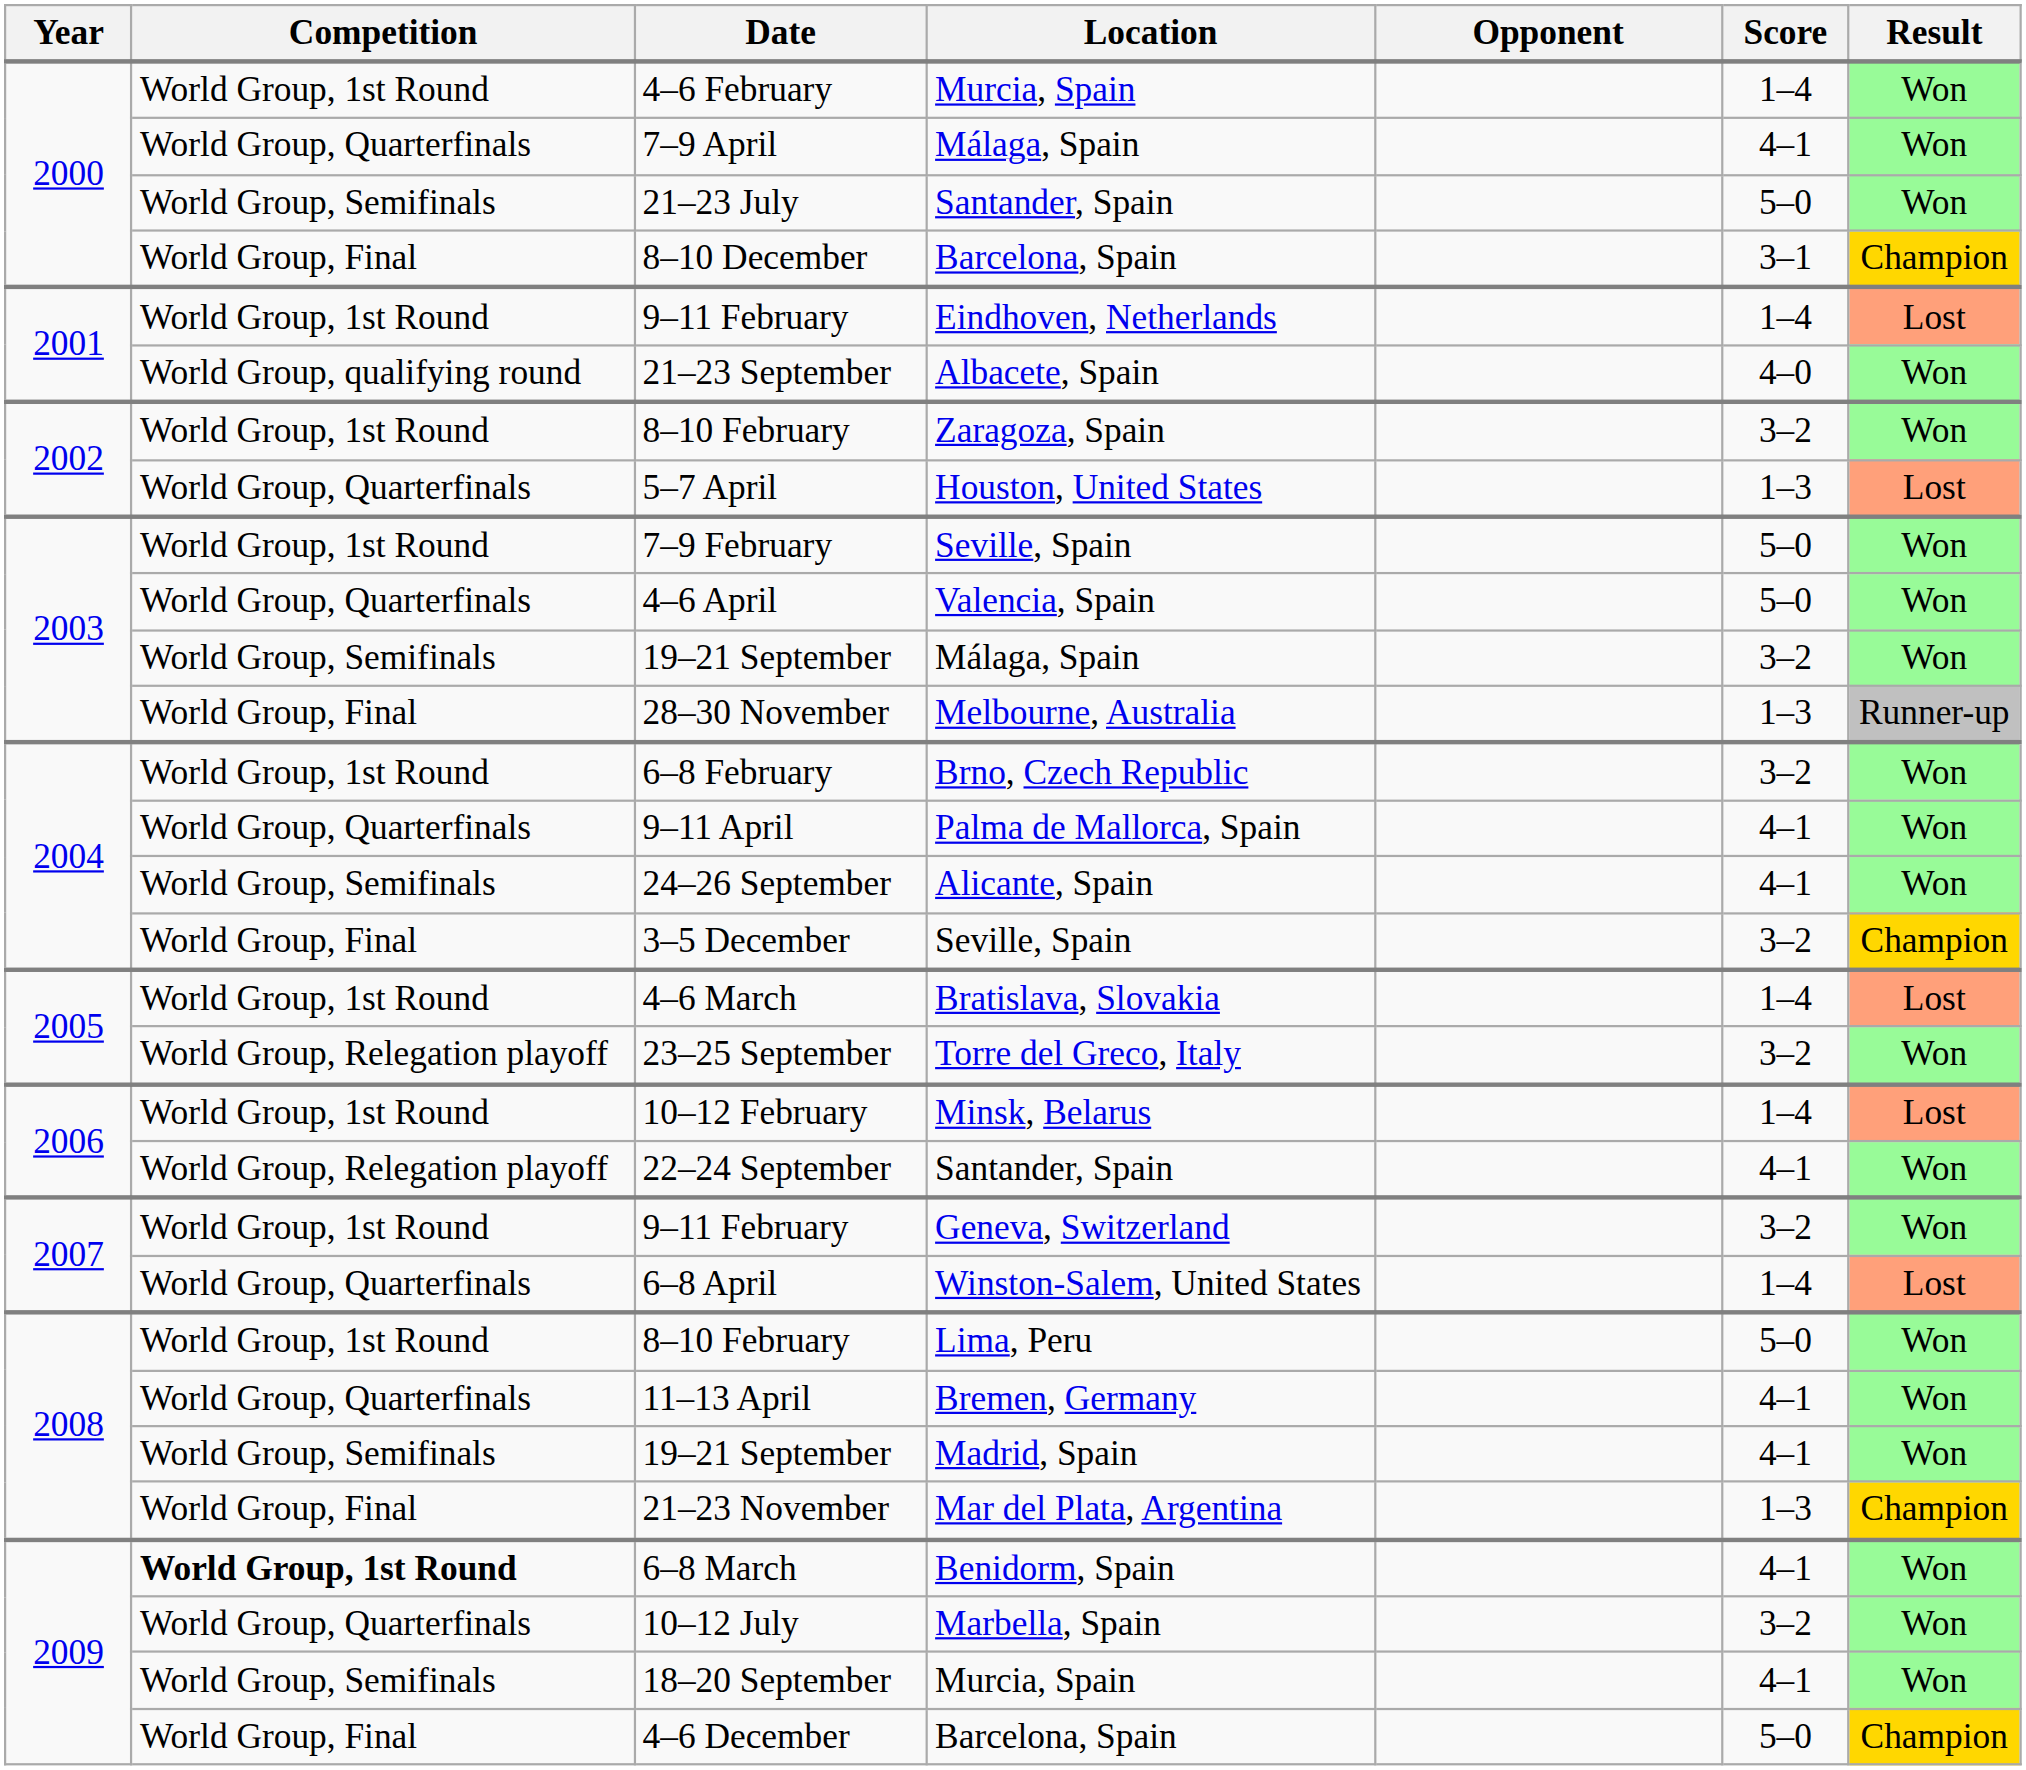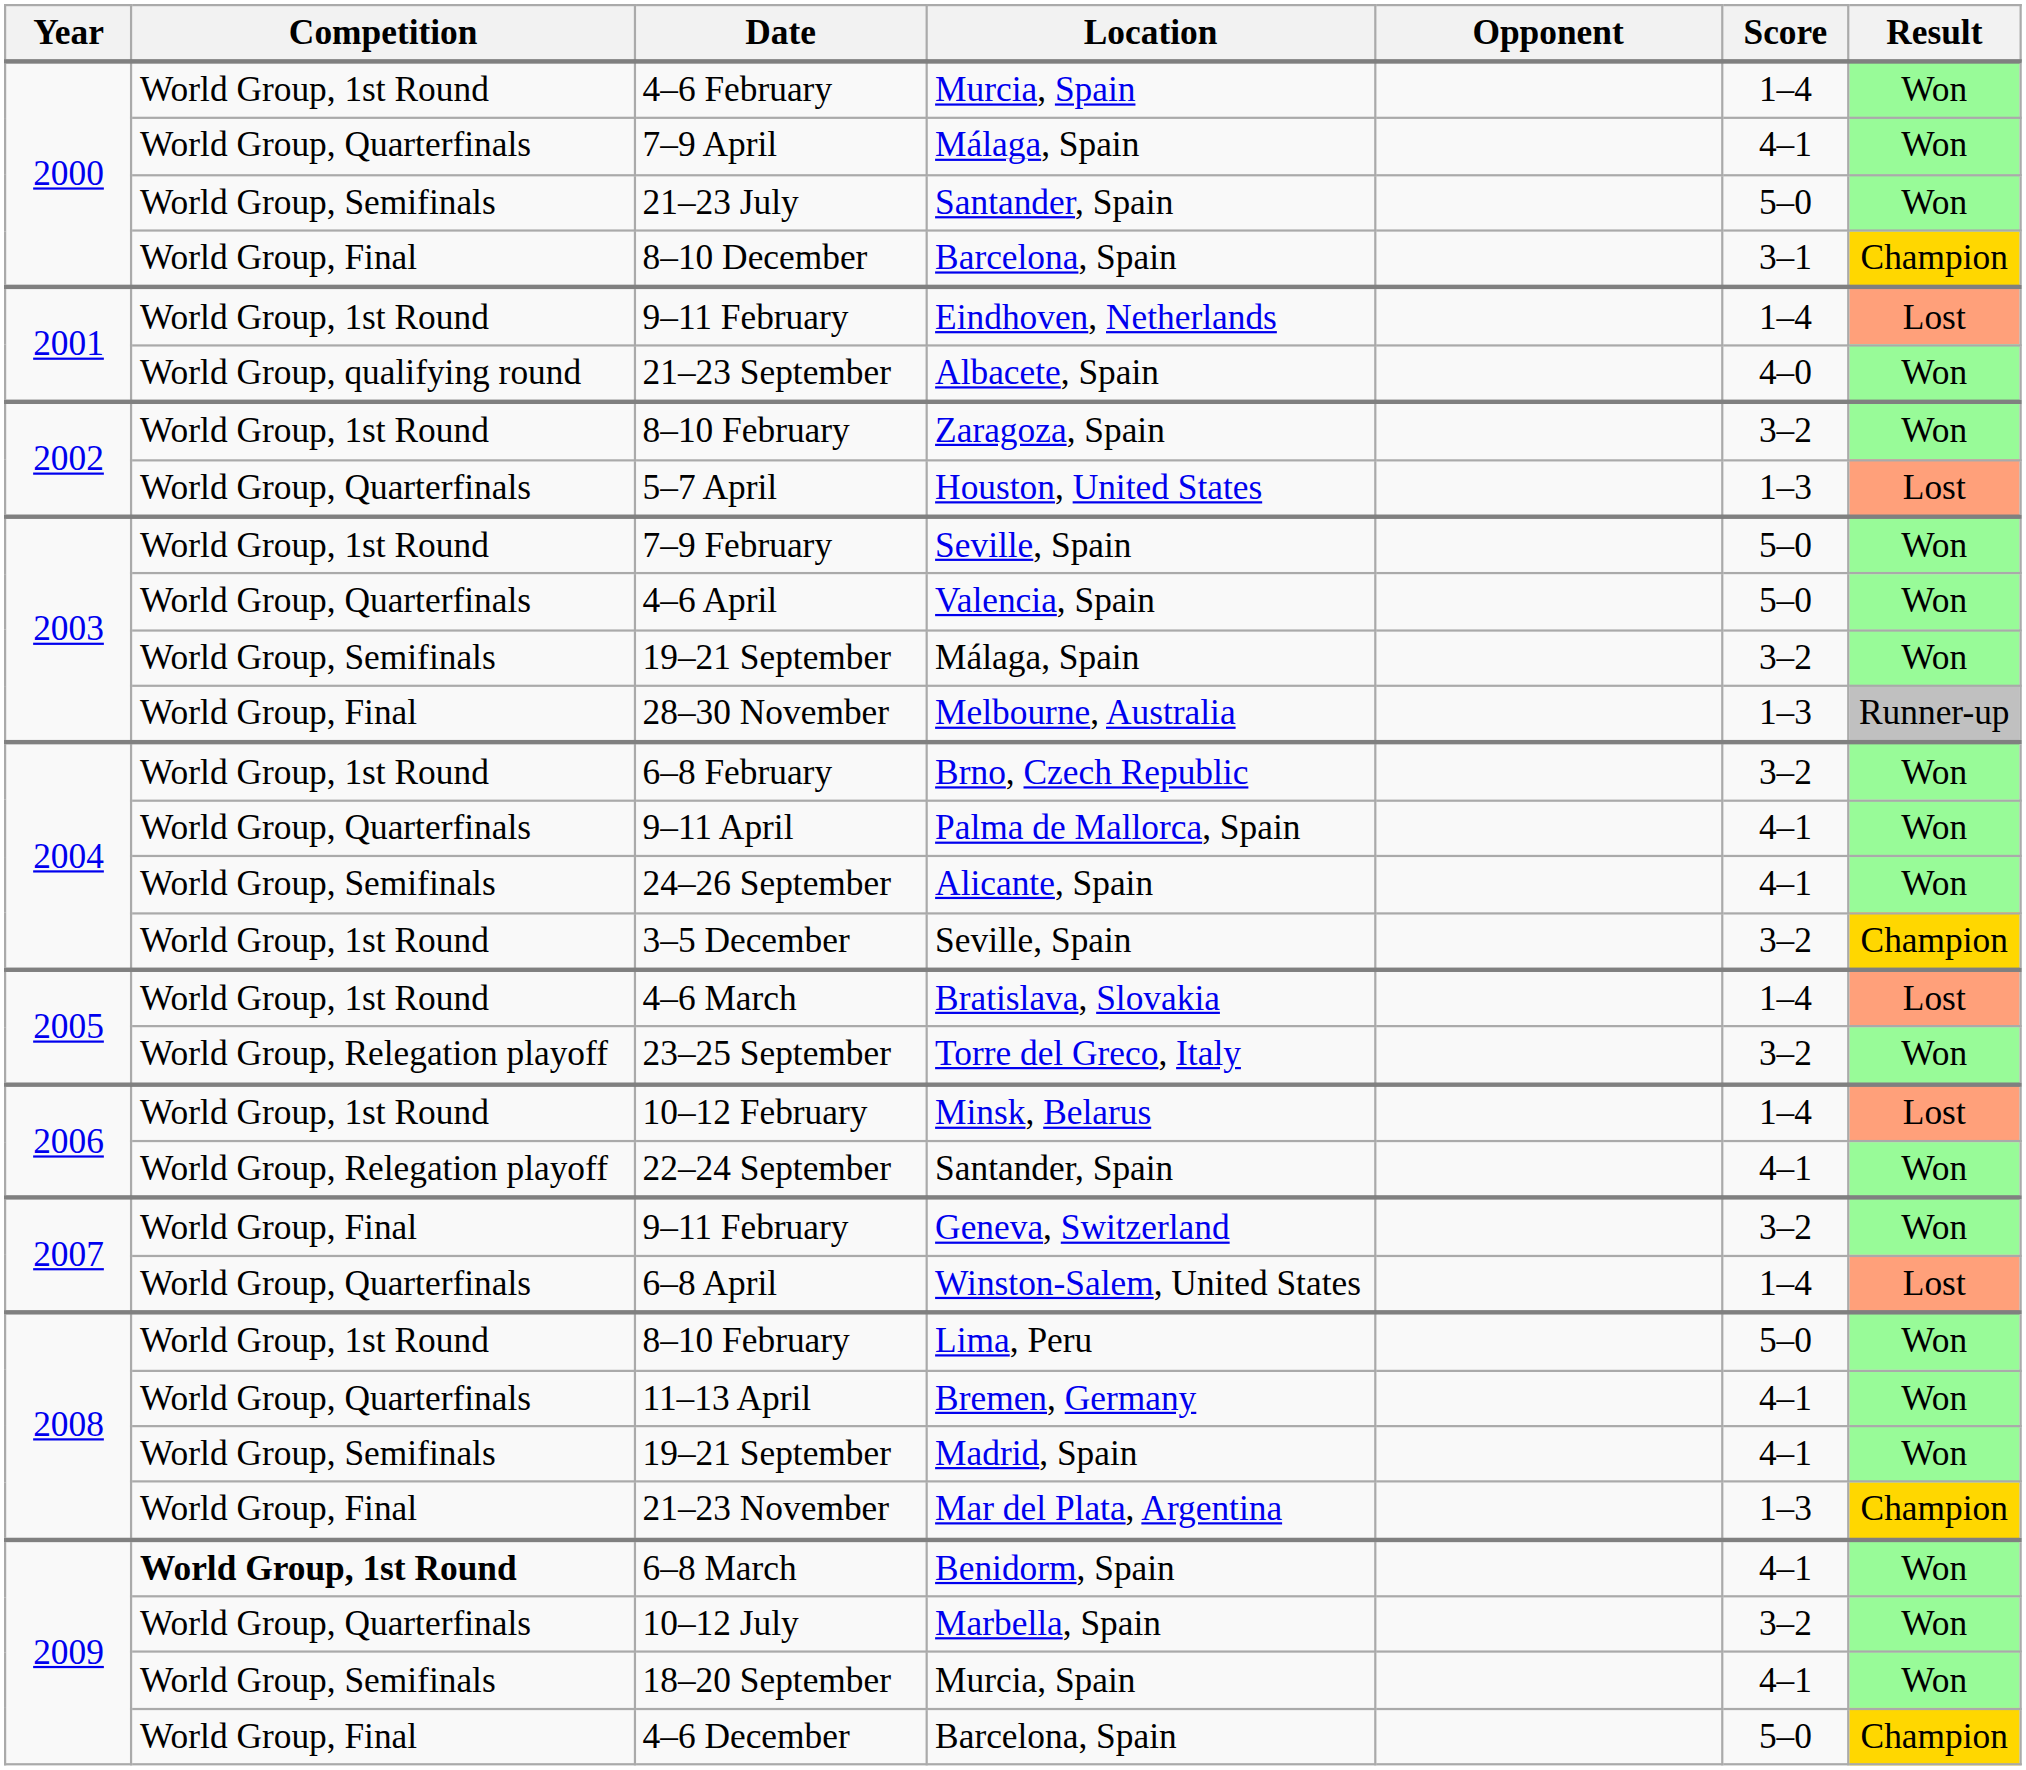(279, 939) World Group, Final -> (314, 939) World Group, 1st Round
(314, 1226) World Group, 1st Round -> (279, 1226) World Group, Final
